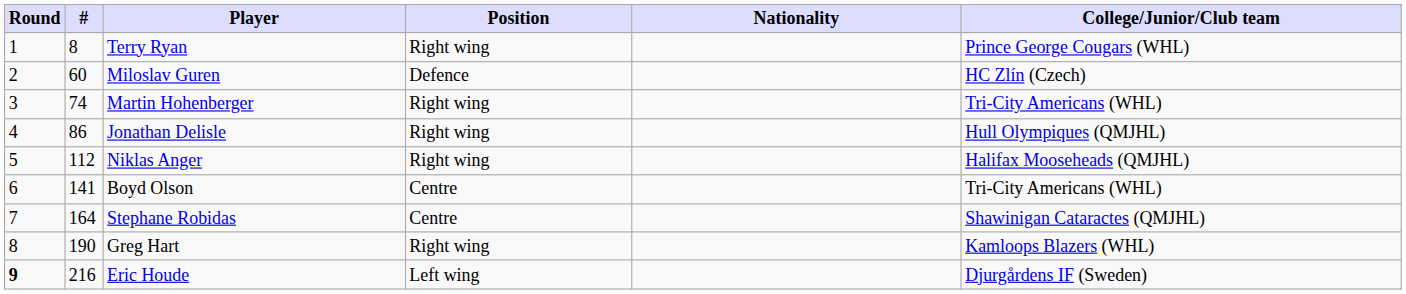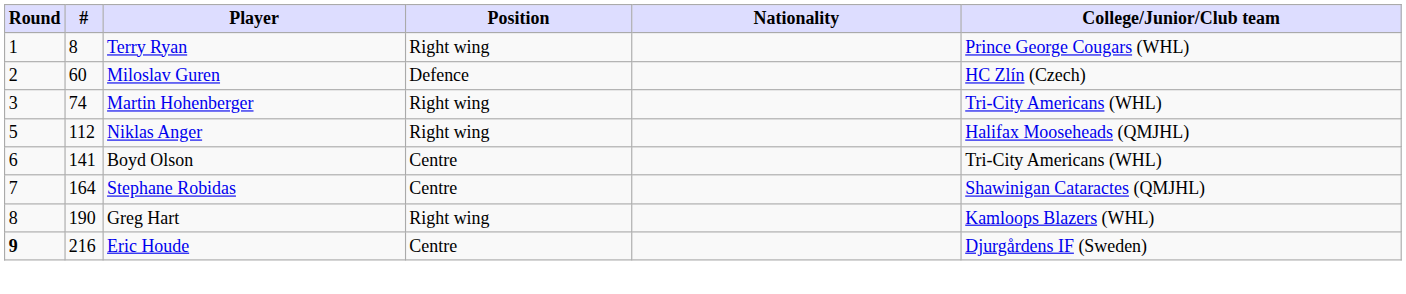- row: (167, 132)
(444, 274) Left wing -> (433, 246) Centre
